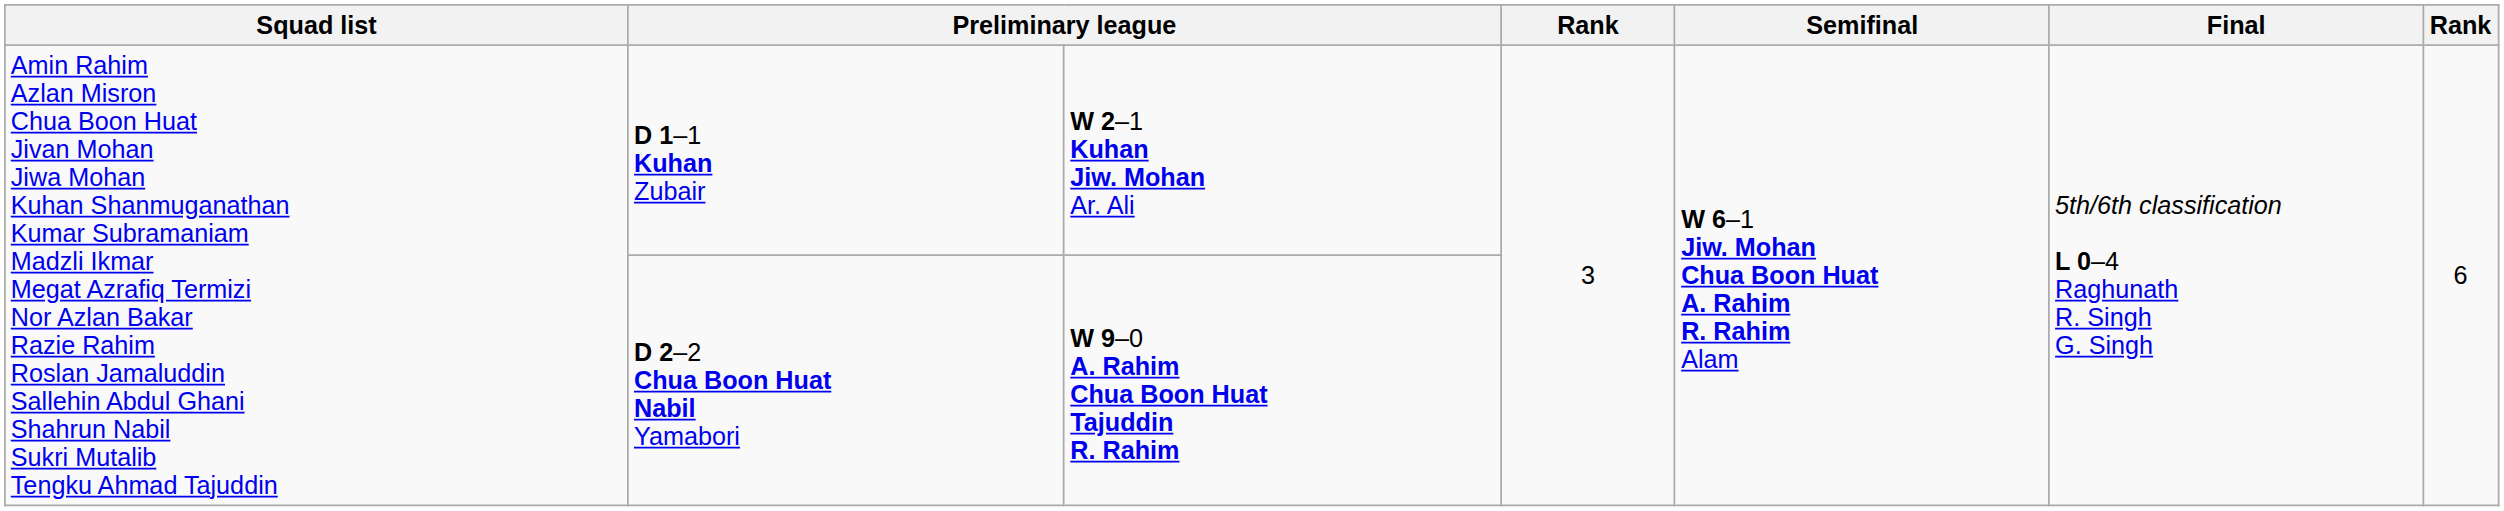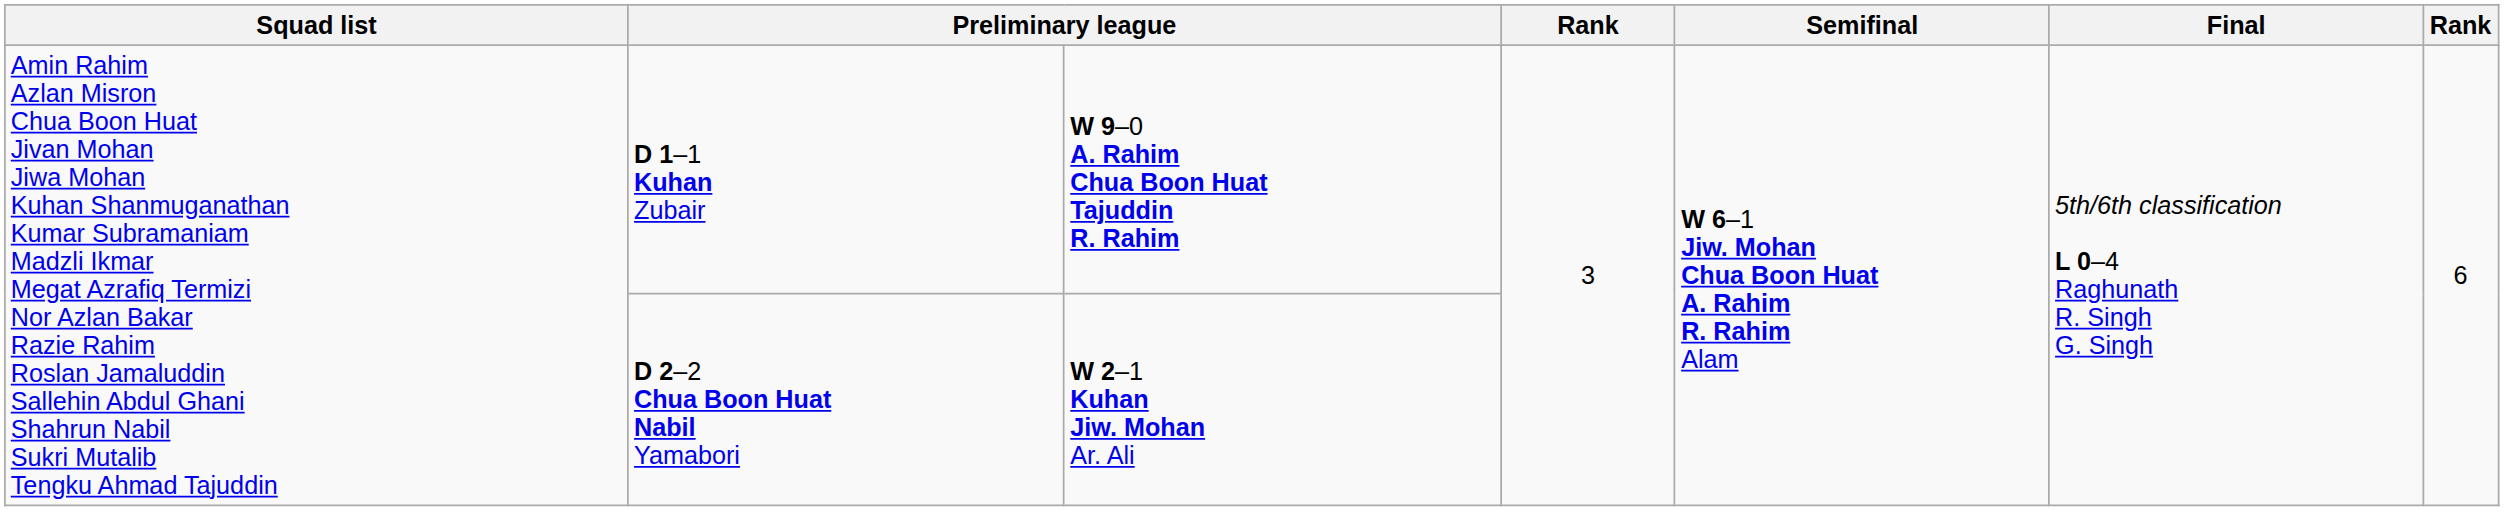(1138, 164) W 2–1 Kuhan Jiw. Mohan Ar. Ali -> (1169, 184) W 9–0 A. Rahim Chua Boon Huat Tajuddin R. Rahim
(1169, 394) W 9–0 A. Rahim Chua Boon Huat Tajuddin R. Rahim -> (1138, 414) W 2–1 Kuhan Jiw. Mohan Ar. Ali
